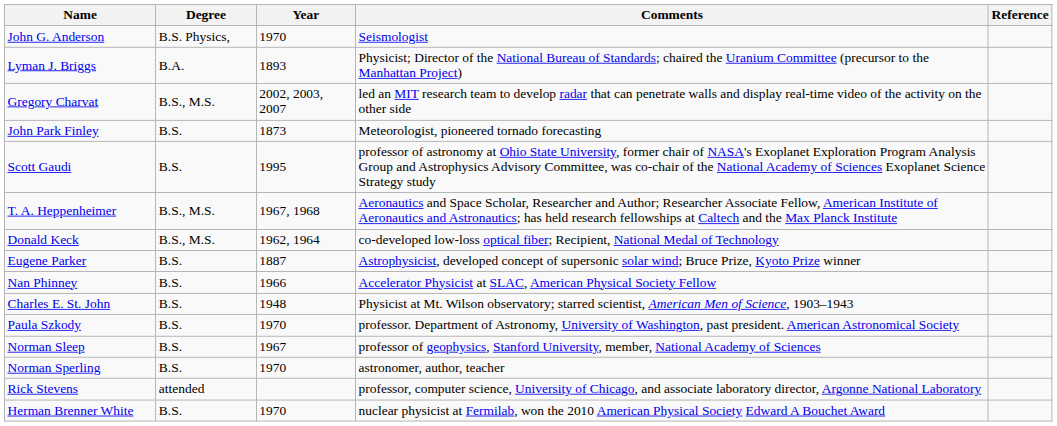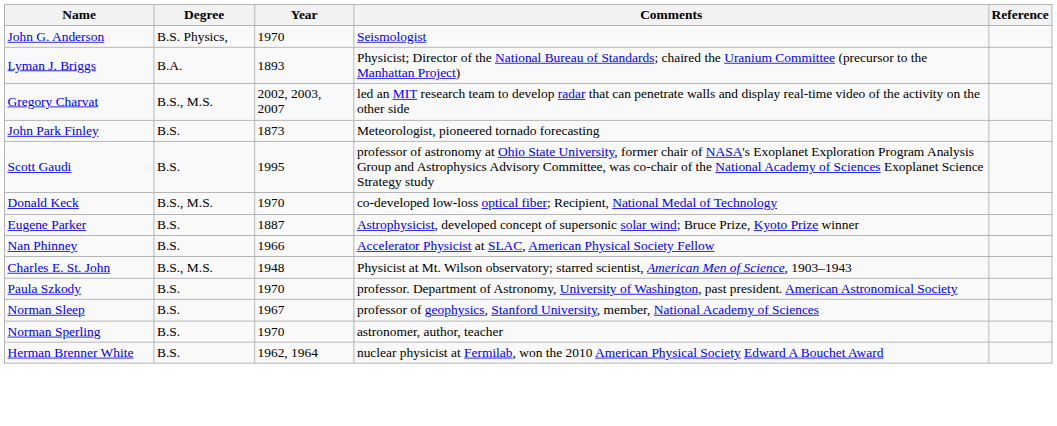- row: (62, 211)
(290, 239) 1962, 1964 -> (271, 203) 1970
(170, 303) B.S. -> (185, 267) B.S., M.S.
- row: (43, 389)
(273, 410) 1970 -> (288, 352) 1962, 1964
